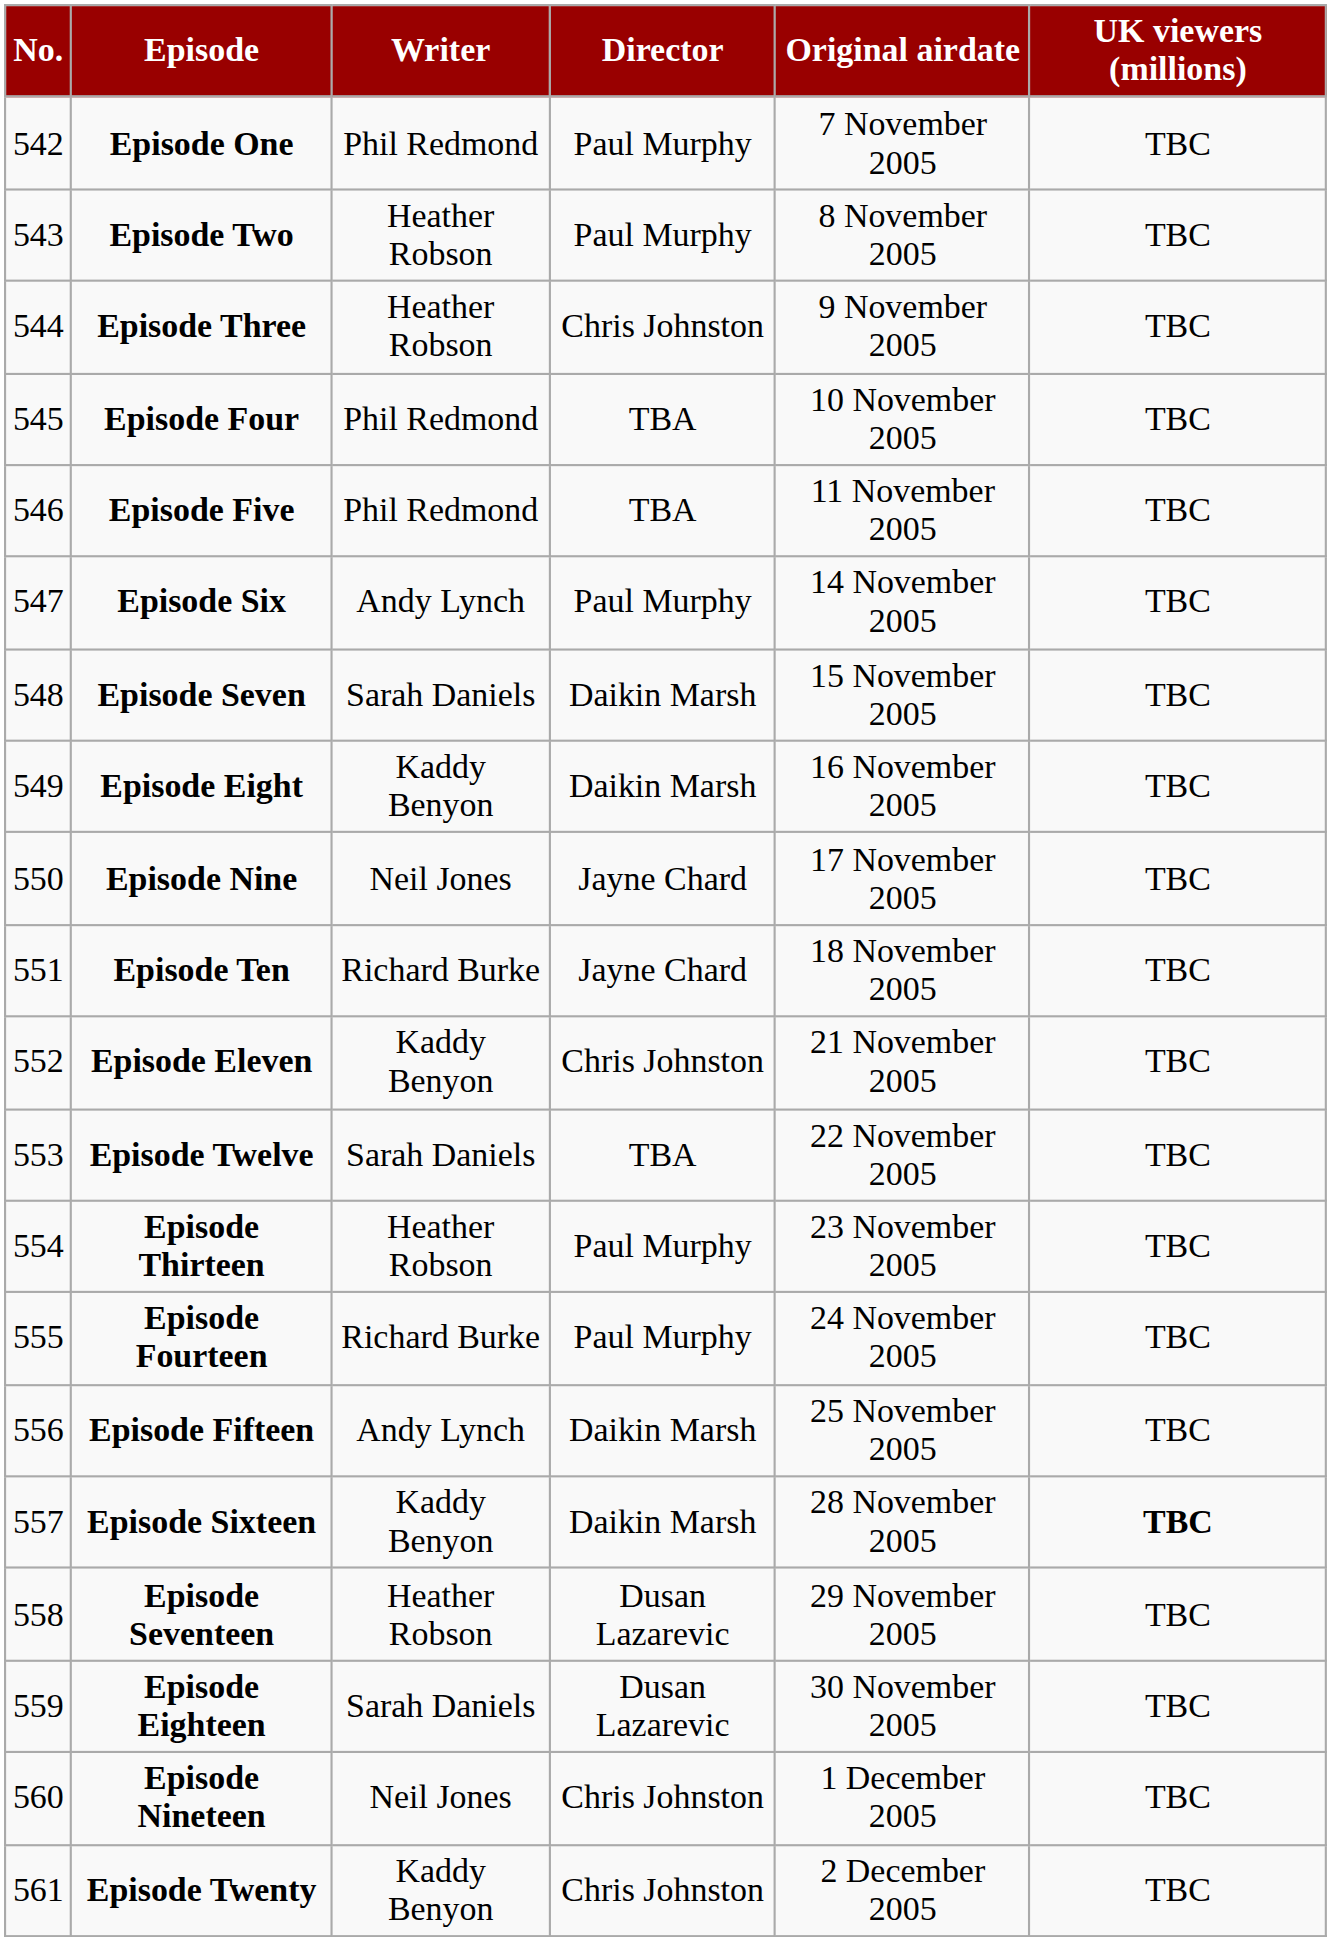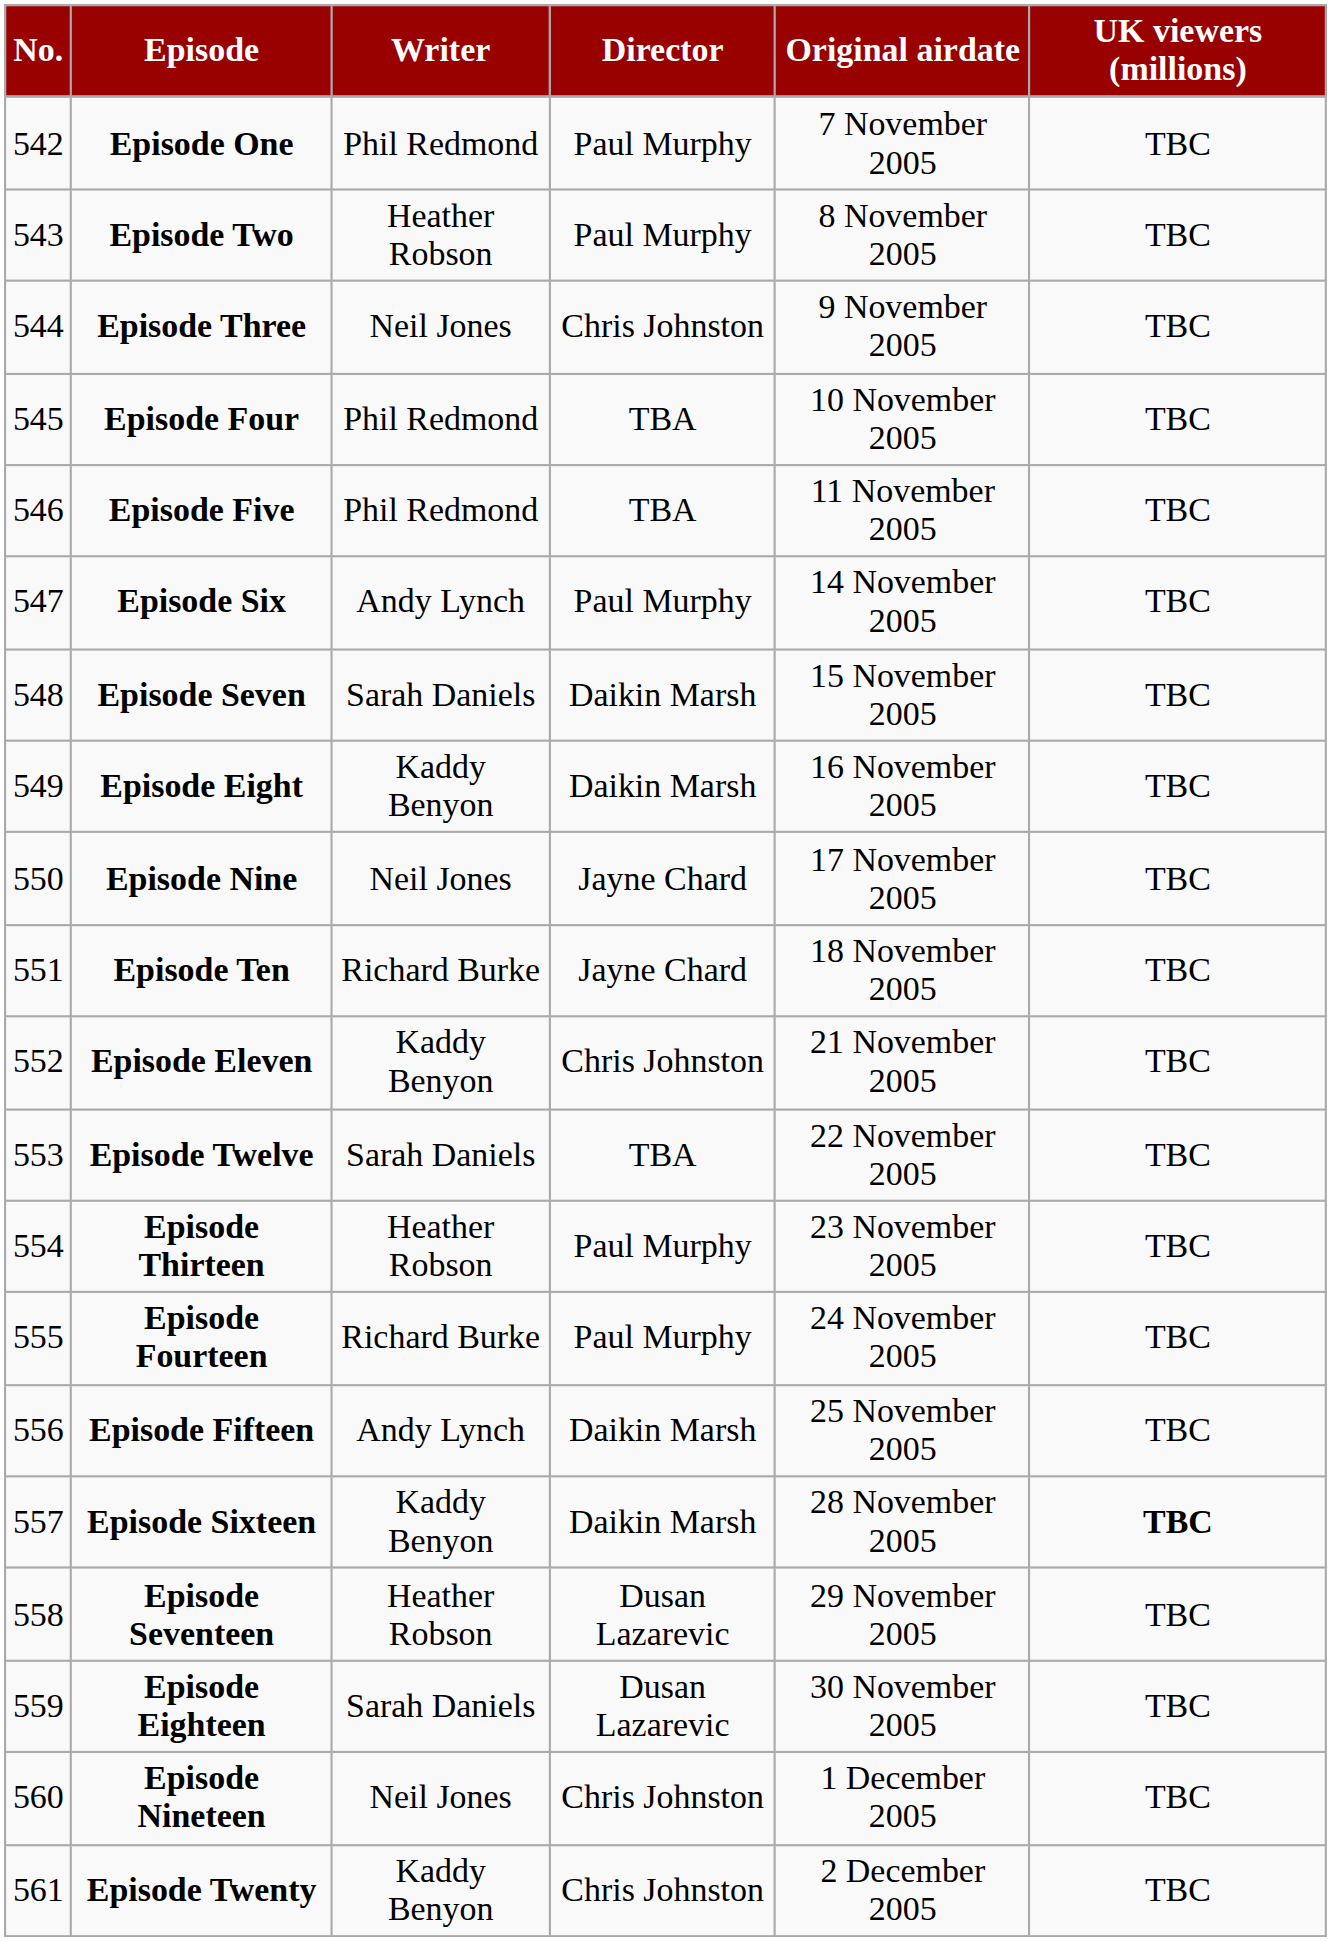(441, 326) Heather Robson -> (441, 326) Neil Jones
